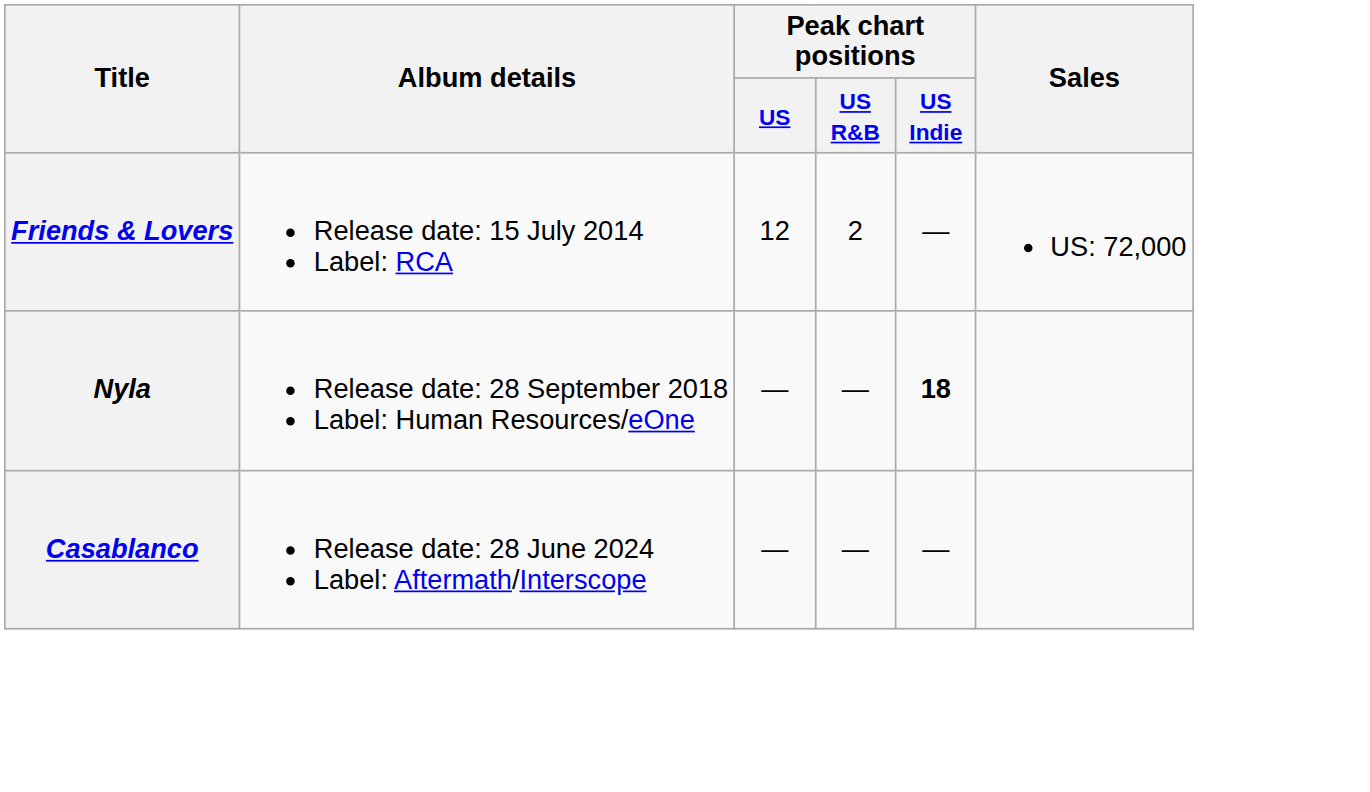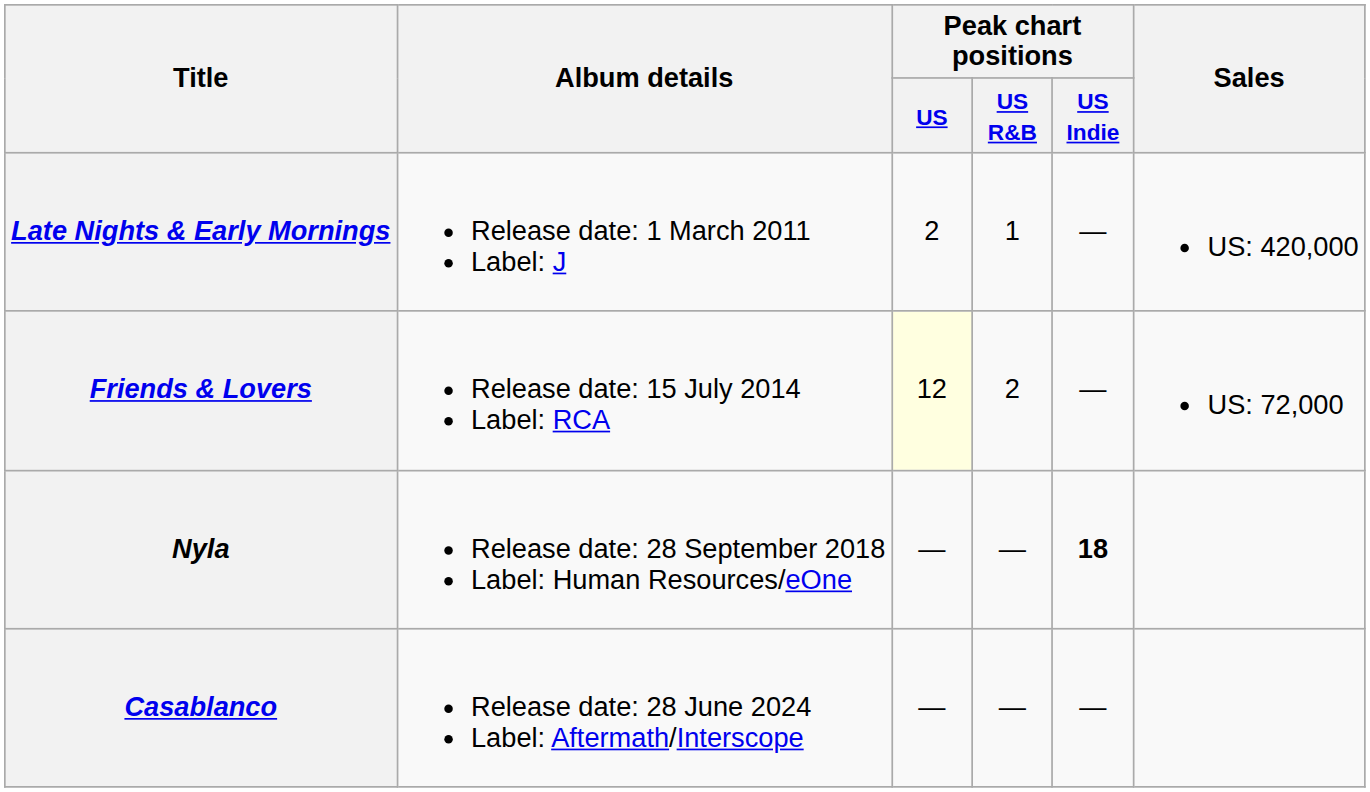+ row: (201, 231)
(775, 231) no background -> (932, 390) lightyellow background
